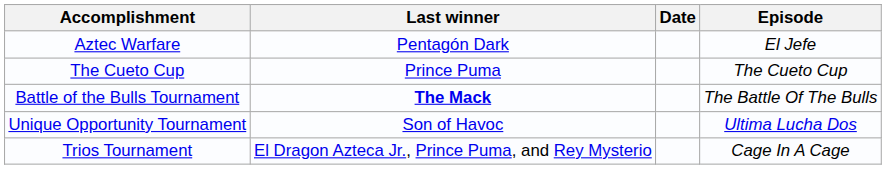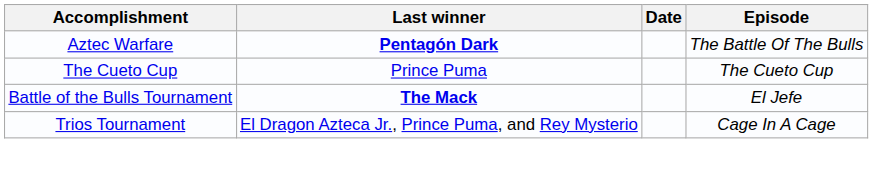(453, 44) normal -> (439, 44) bold
(791, 44) El Jefe -> (777, 44) The Battle Of The Bulls
(791, 97) The Battle Of The Bulls -> (776, 97) El Jefe
- row: (127, 124)
